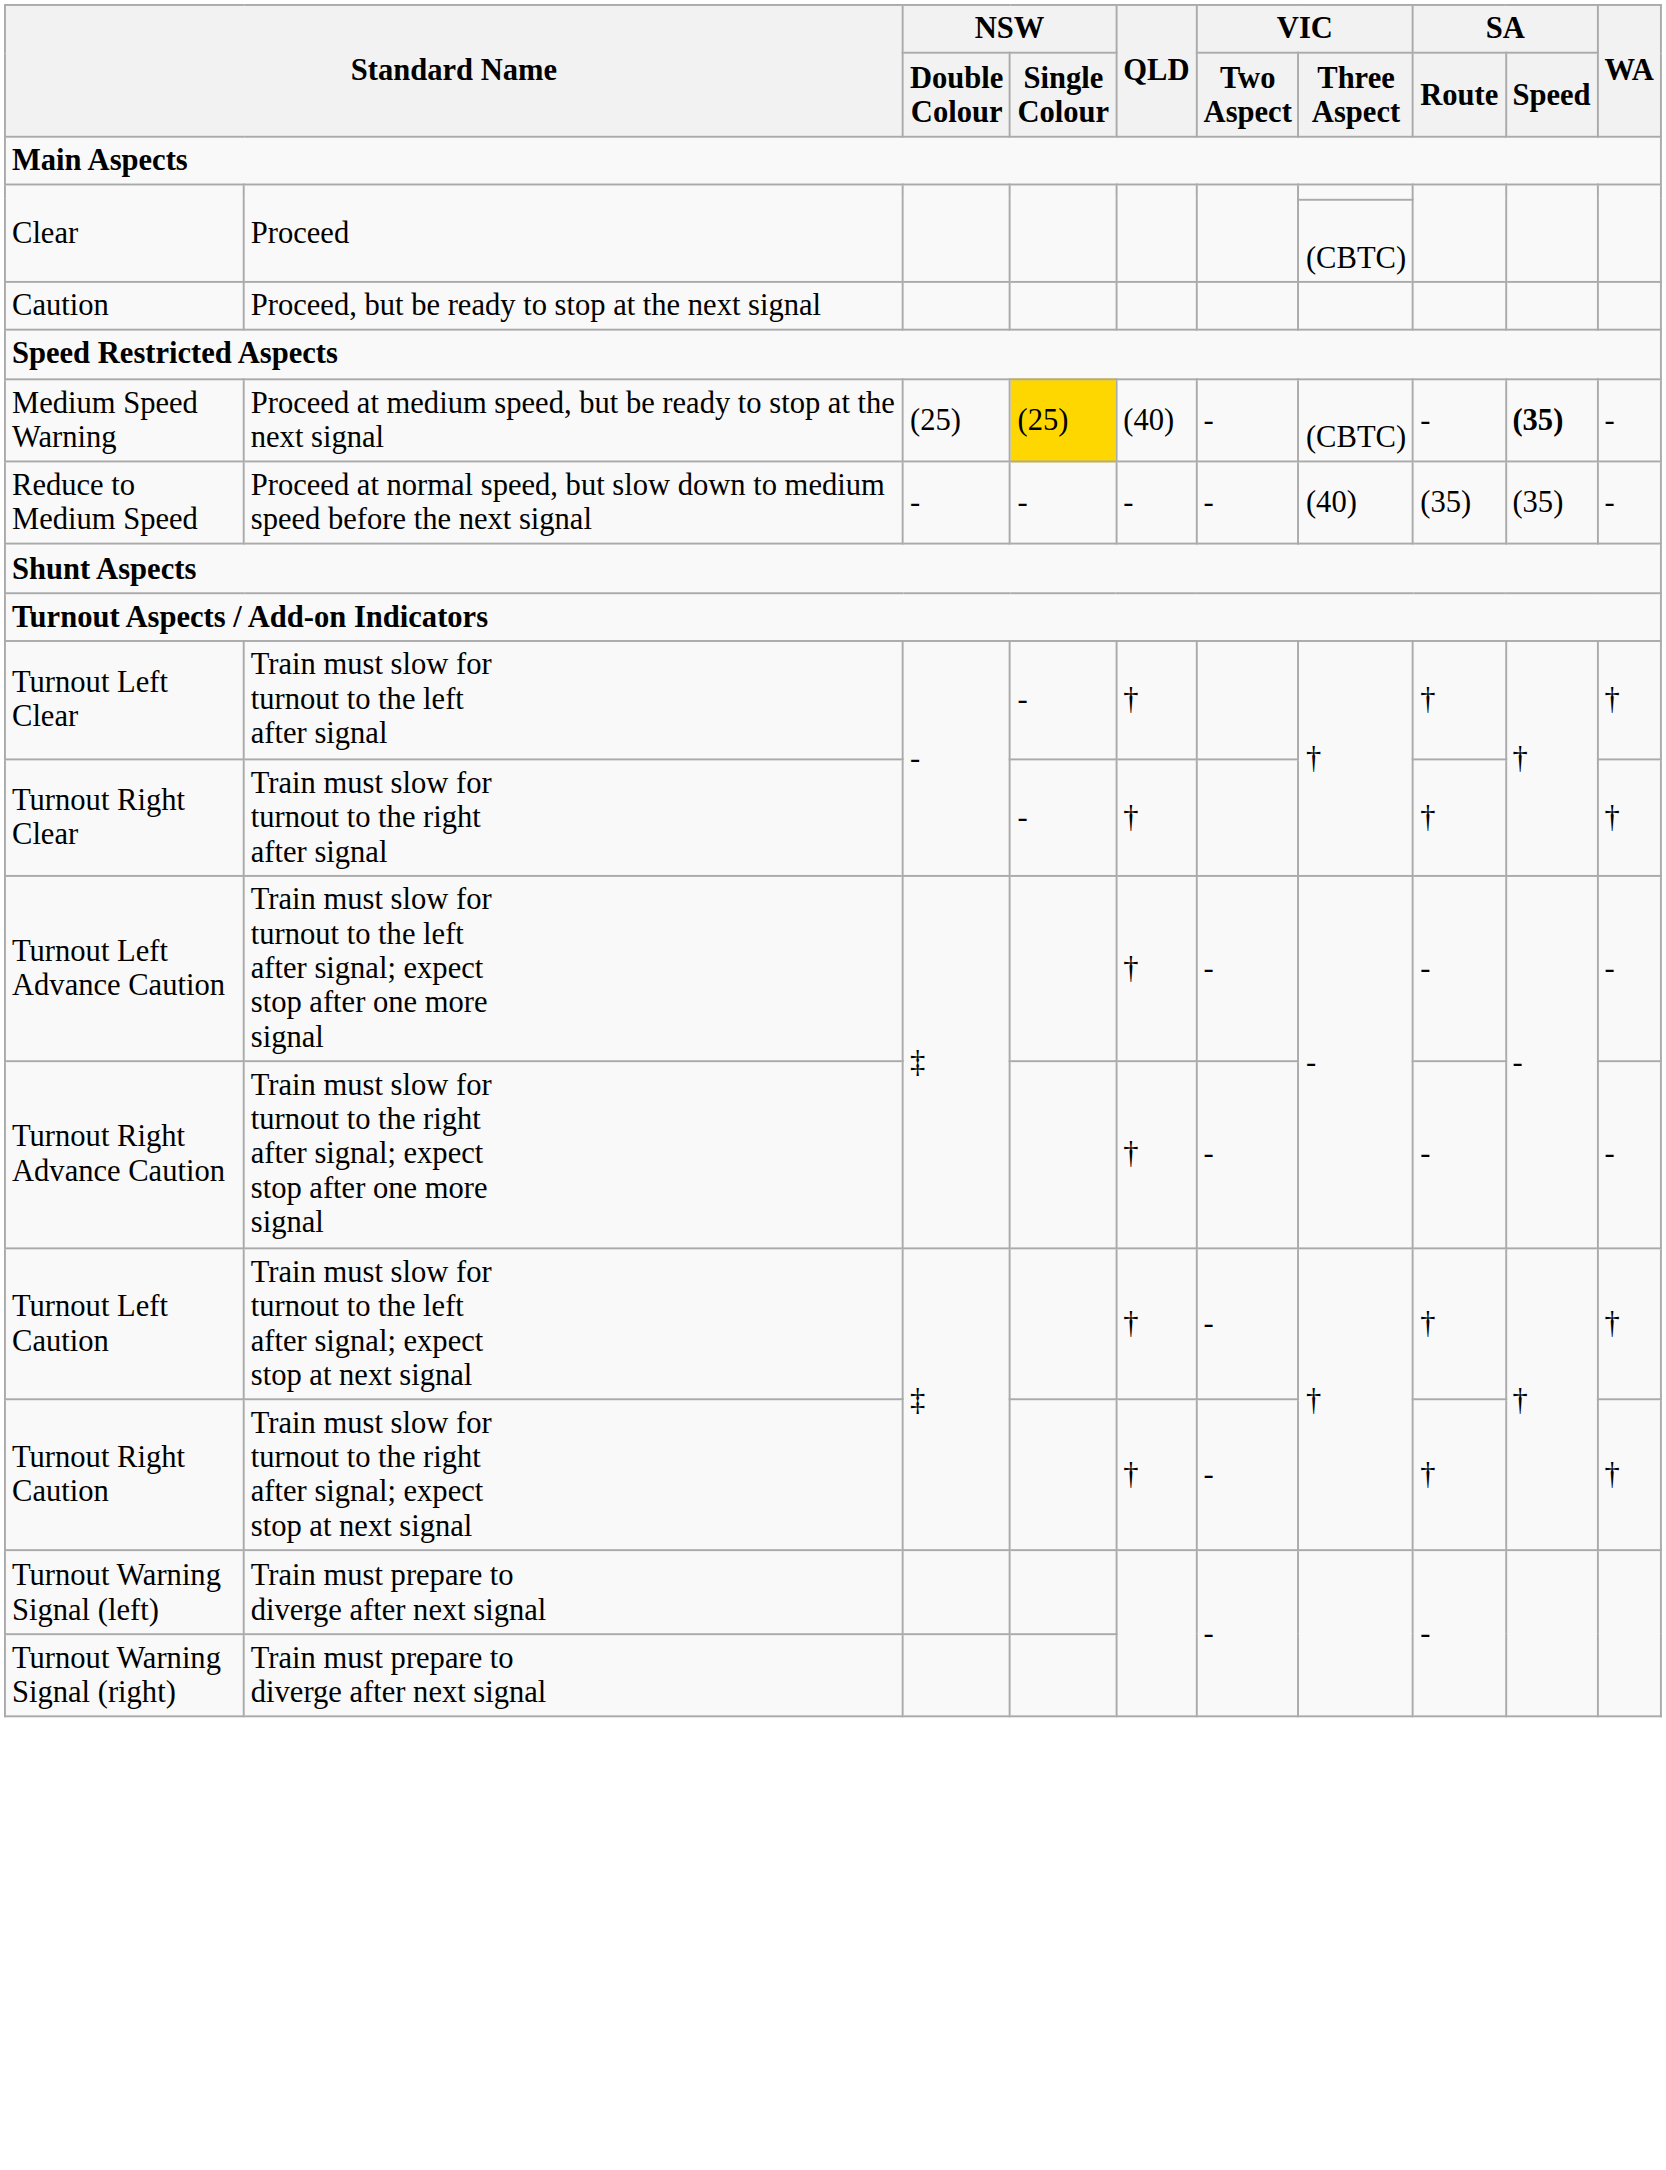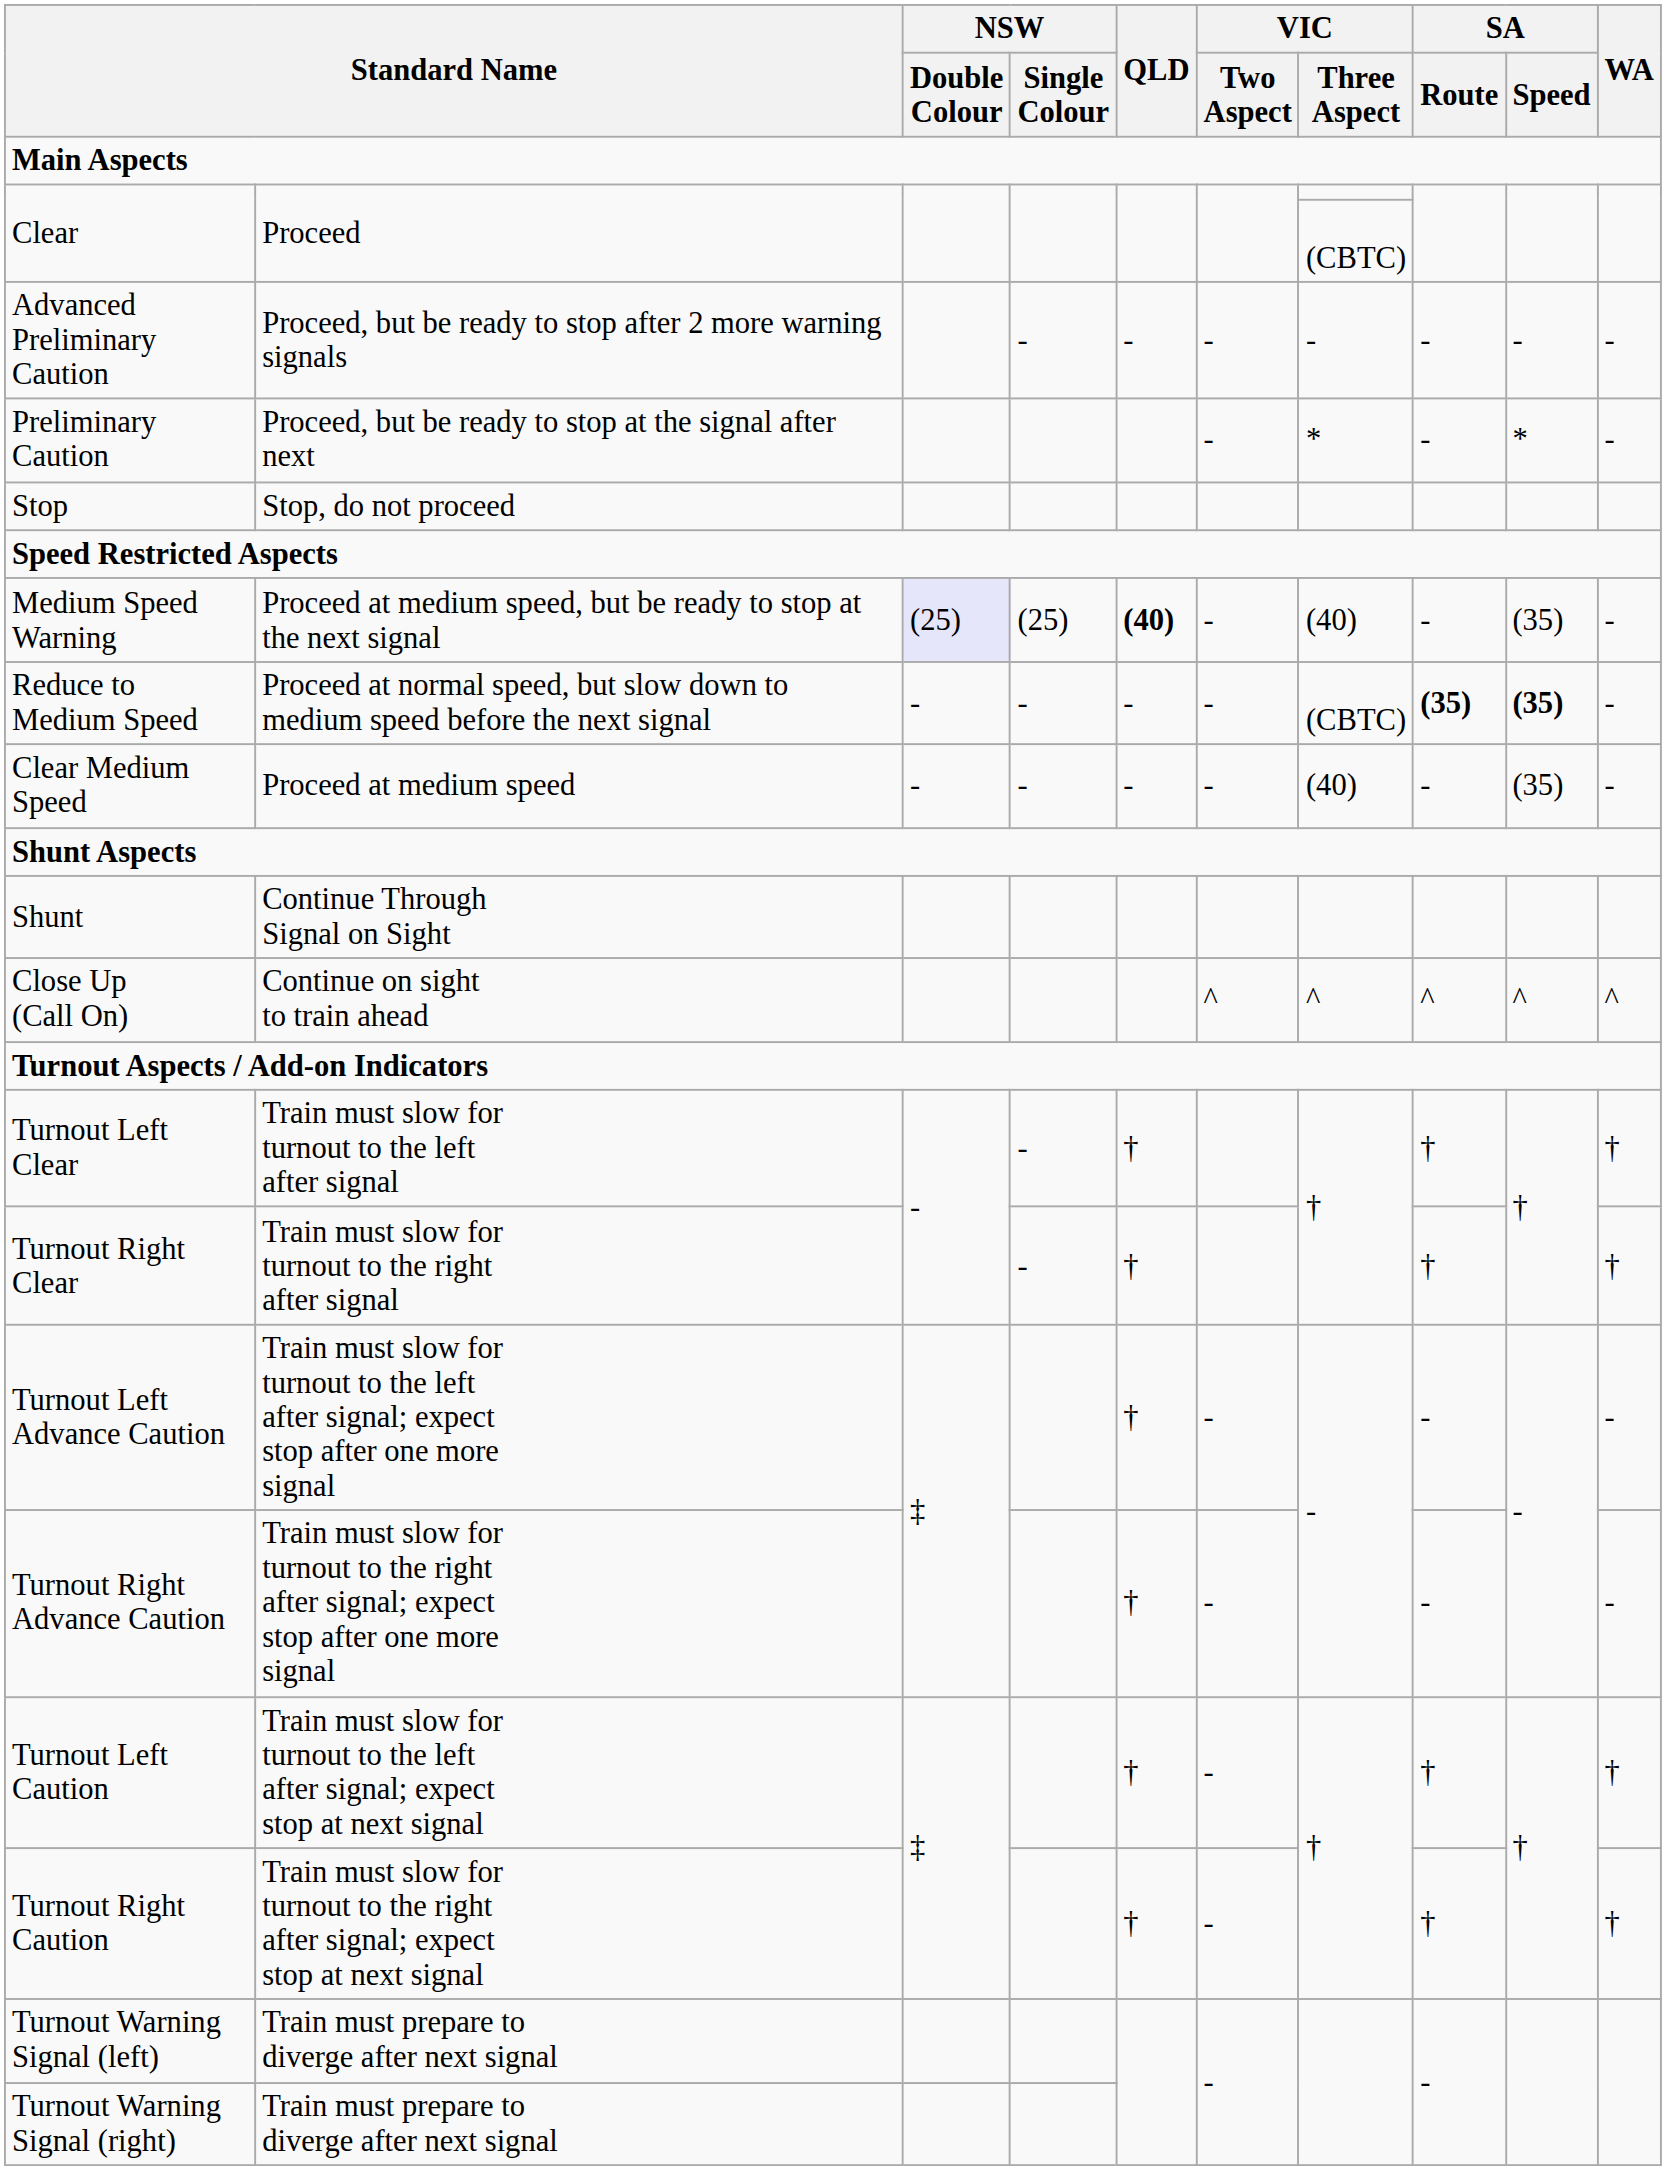+ row: (84, 339)
+ row: (84, 439)
- row: (60, 305)
+ row: (40, 505)
(935, 419) no background -> (935, 619) lavender background
(1043, 419) gold background -> (1043, 619) no background
(1149, 419) normal -> (1149, 619) bold
(1356, 436) (CBTC) -> (1331, 619) (40)
(1538, 419) bold -> (1538, 619) normal
(1331, 502) (40) -> (1356, 719) (CBTC)
(1446, 502) normal -> (1446, 702) bold
(1538, 502) normal -> (1538, 702) bold
+ row: (101, 785)
+ row: (48, 916)
+ row: (70, 999)
